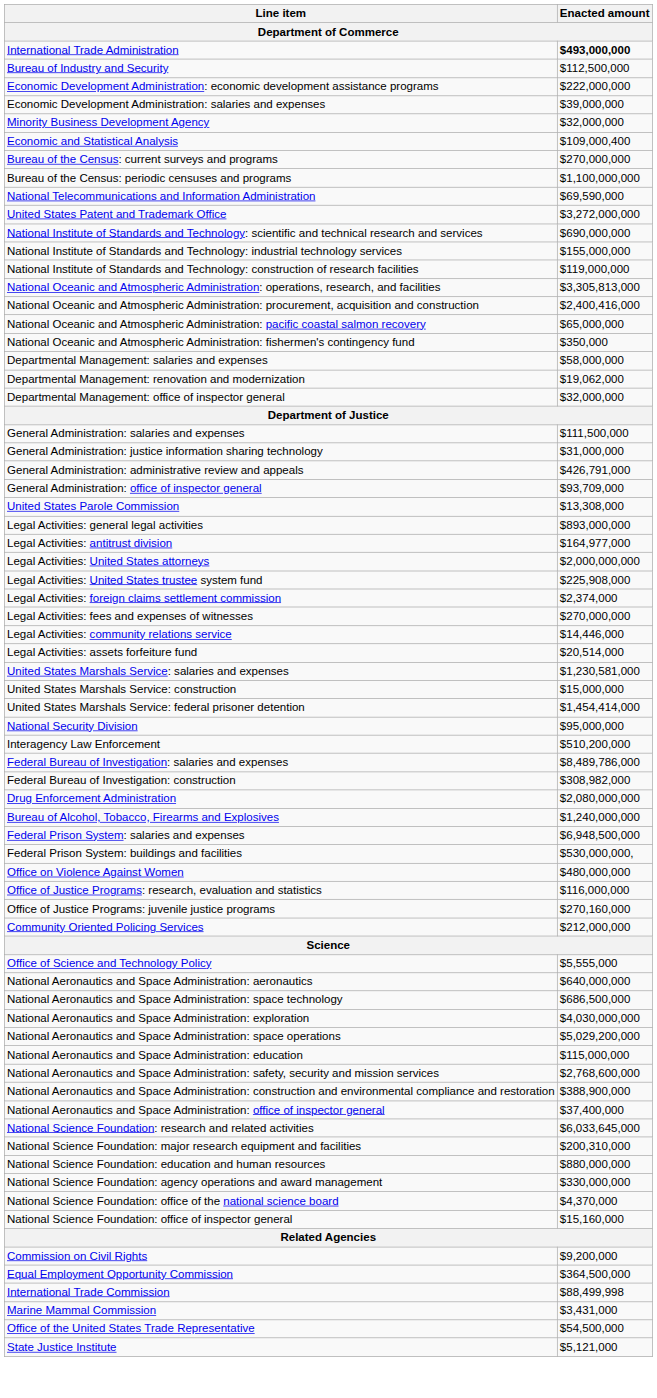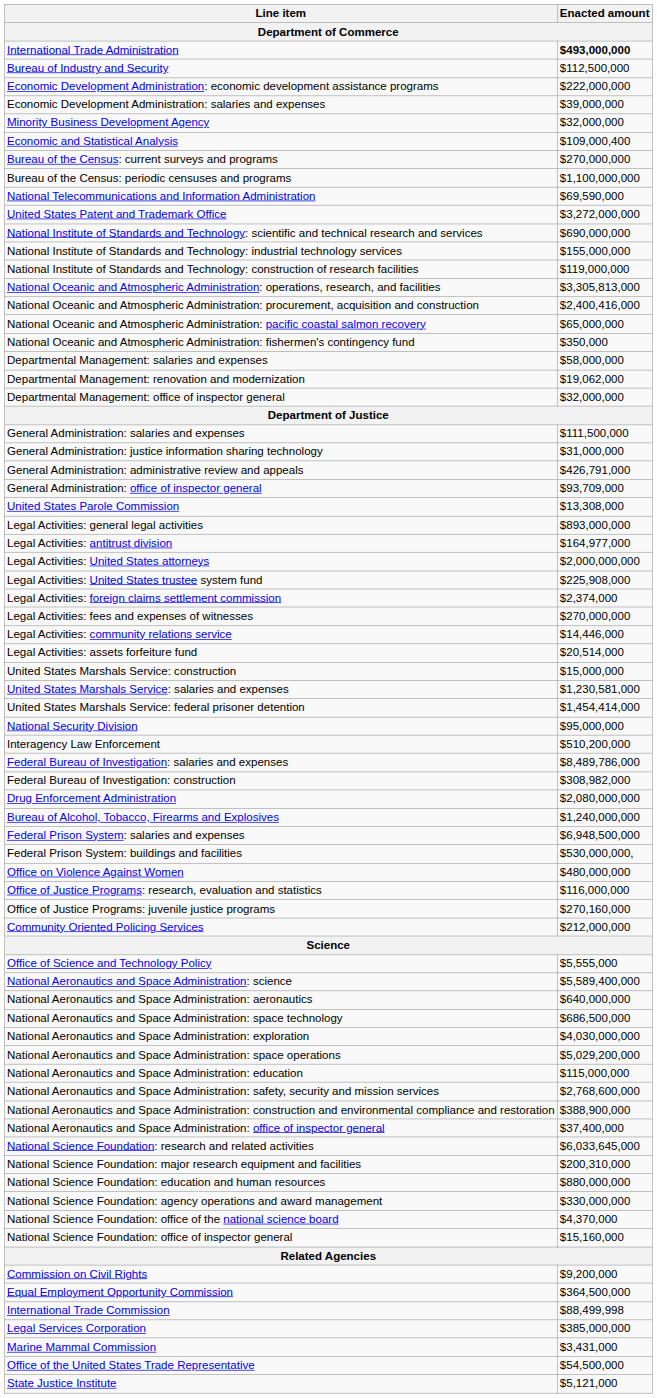rows swapped: (148, 671) <-> (122, 689)
+ row: (150, 981)
+ row: (76, 1329)
